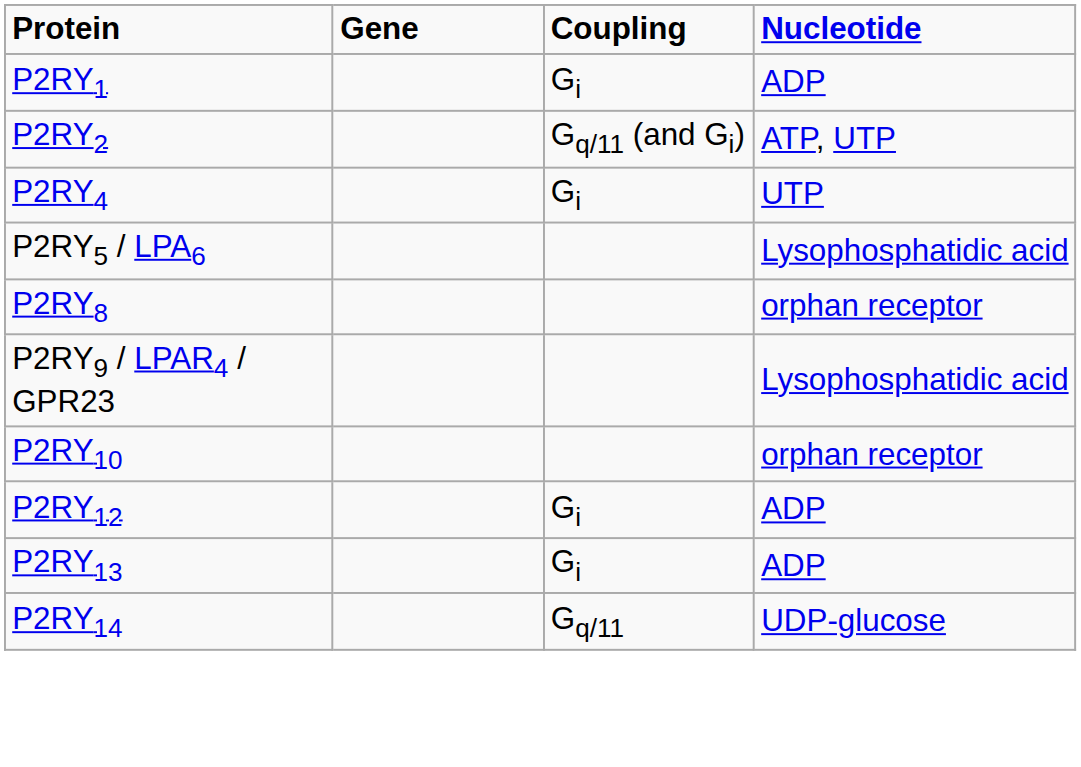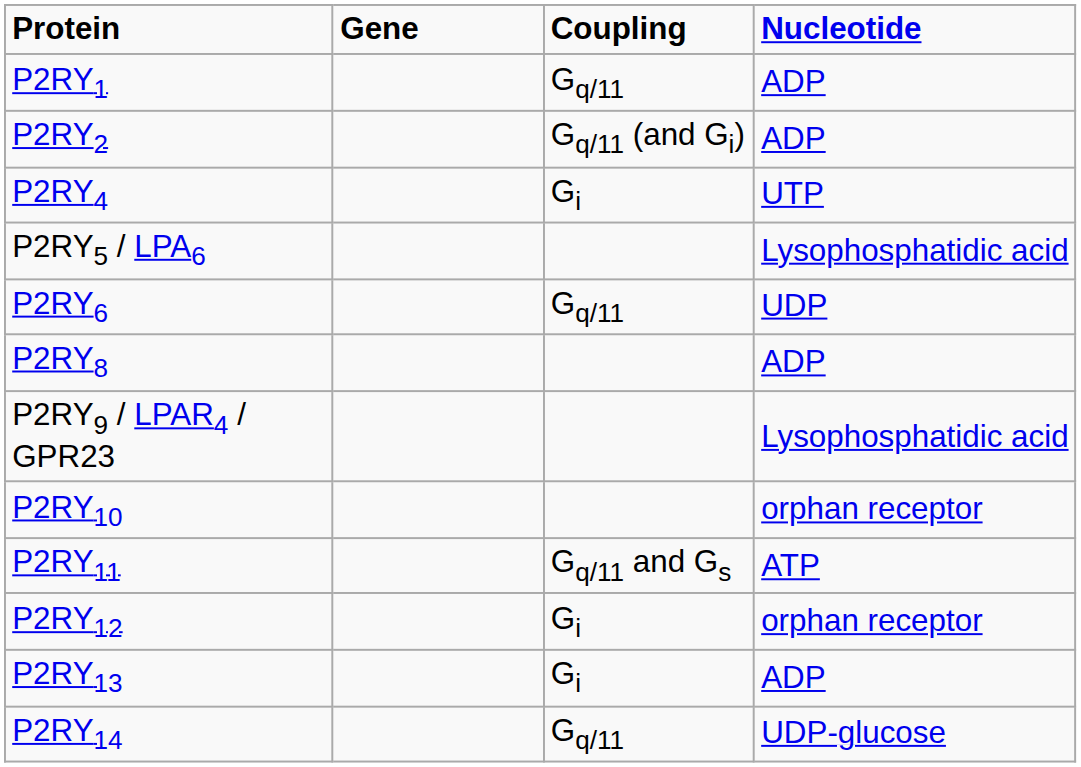(566, 83) Gi -> (587, 83) Gq/11
(829, 138) ATP, UTP -> (793, 138) ADP
+ row: (60, 307)
(872, 306) orphan receptor -> (793, 362) ADP
+ row: (66, 566)
(793, 509) ADP -> (872, 621) orphan receptor
